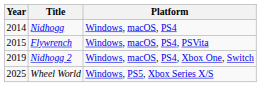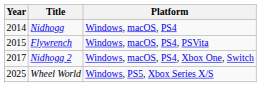(16, 58) 2019 -> (16, 58) 2017
